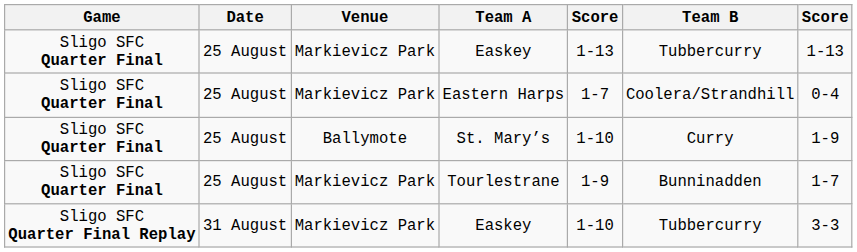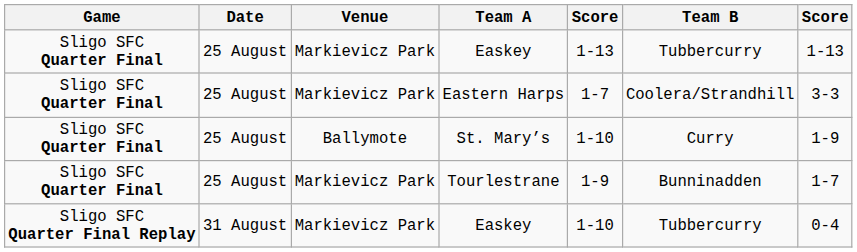(825, 95) 0-4 -> (825, 95) 3-3
(825, 225) 3-3 -> (825, 225) 0-4
